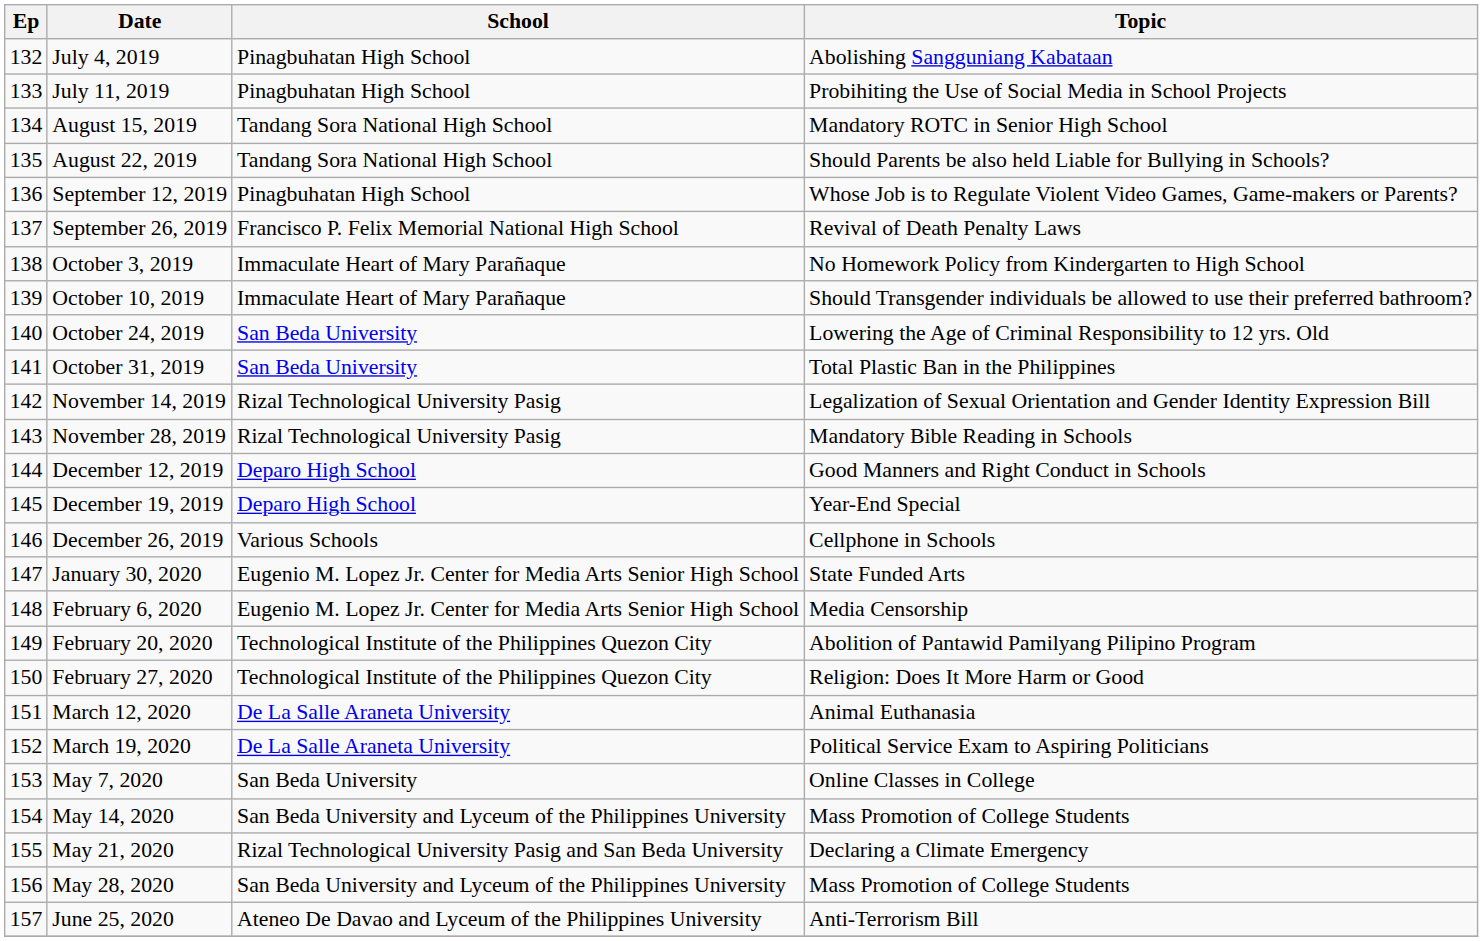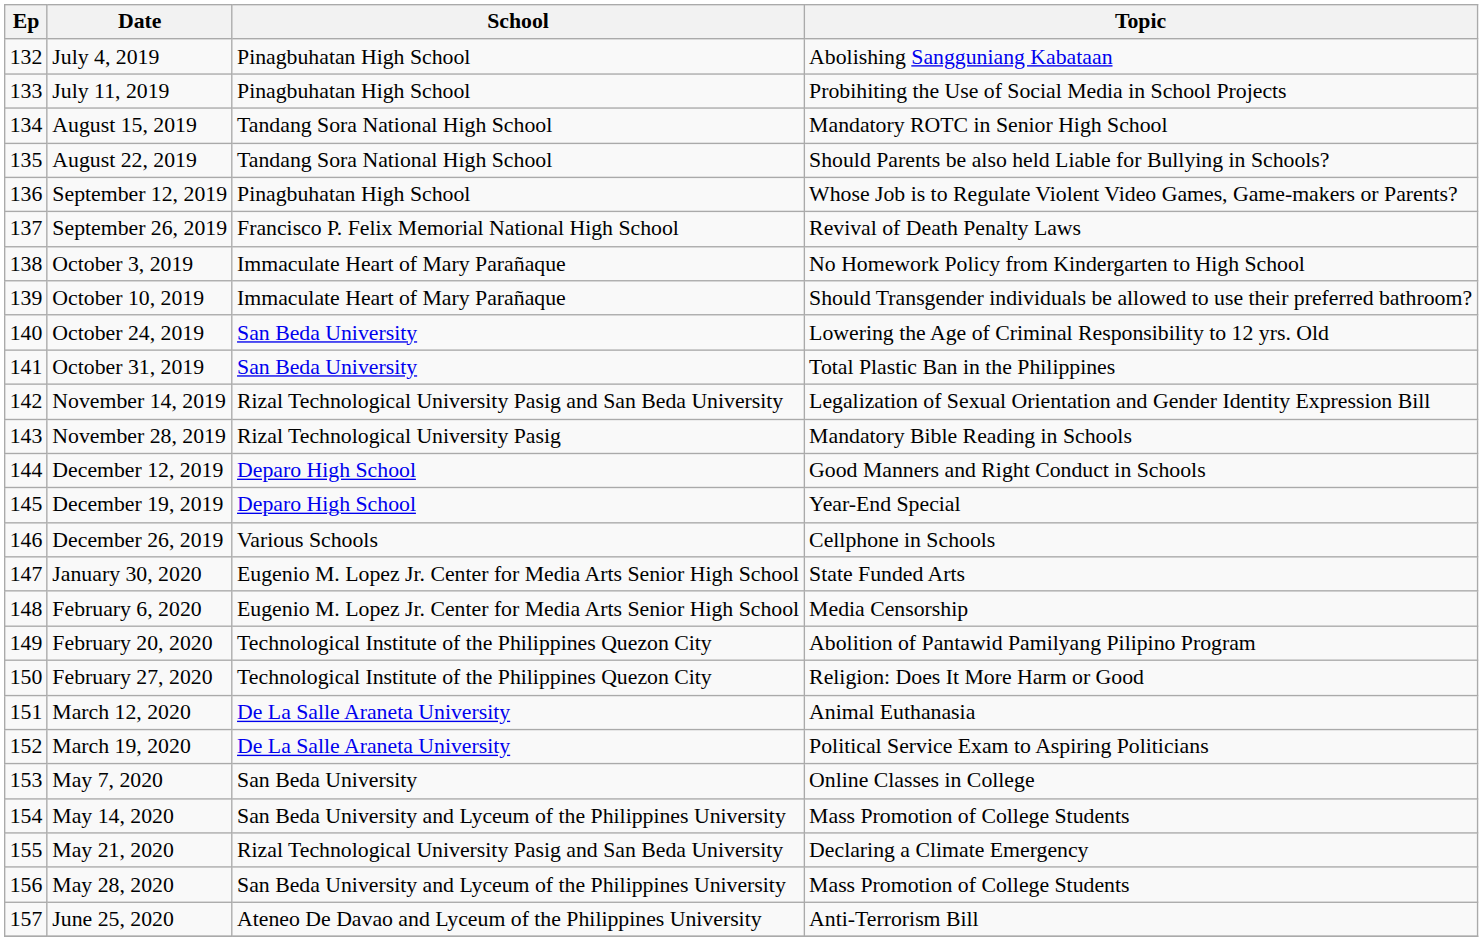(399, 401) Rizal Technological University Pasig -> (510, 401) Rizal Technological University Pasig and San Beda University
